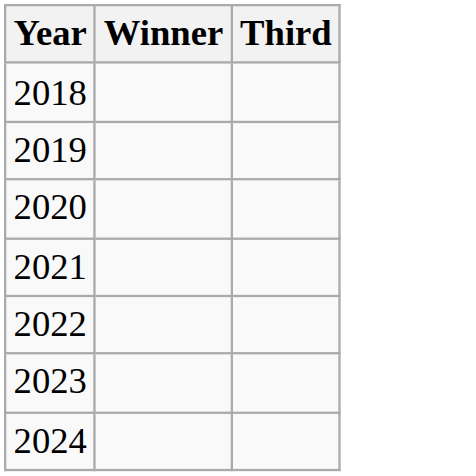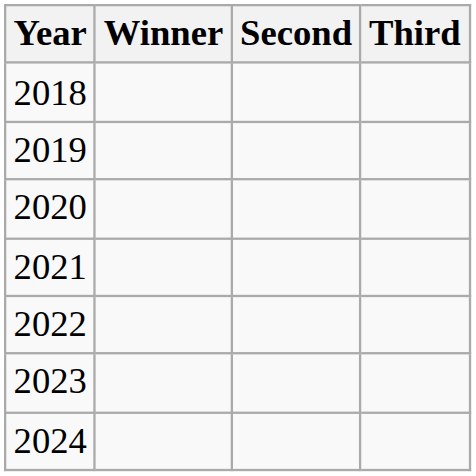+ column: (296, 33)
